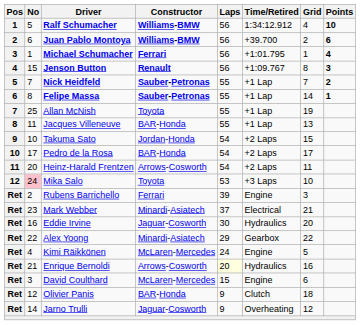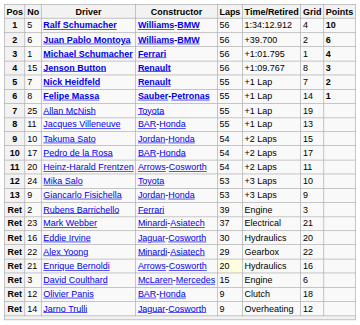(174, 82) Sauber-Petronas -> (154, 82) Renault
(32, 181) pink background -> (32, 181) no background
+ row: (83, 195)
- row: (75, 252)
